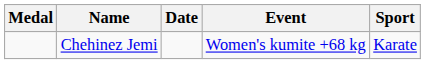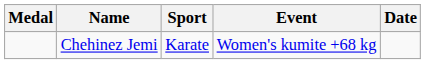columns swapped: (395, 18) <-> (182, 18)
